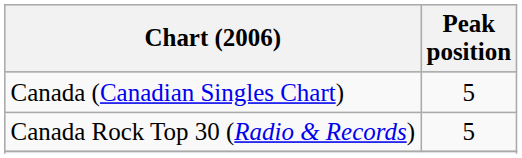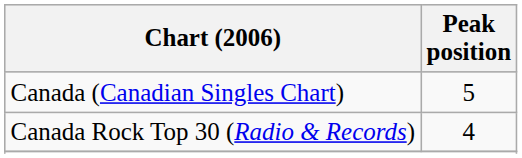(469, 131) 5 -> (469, 131) 4
